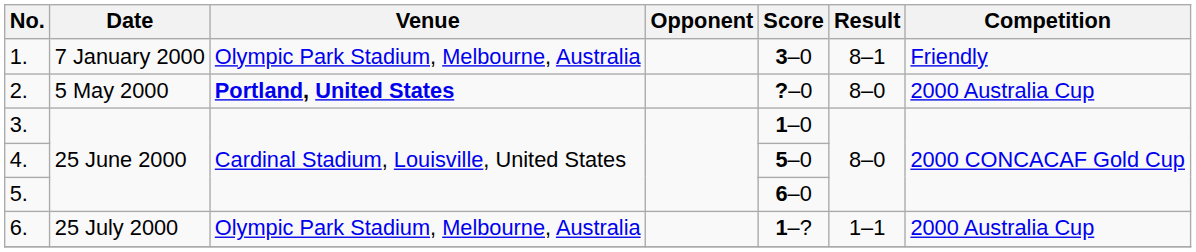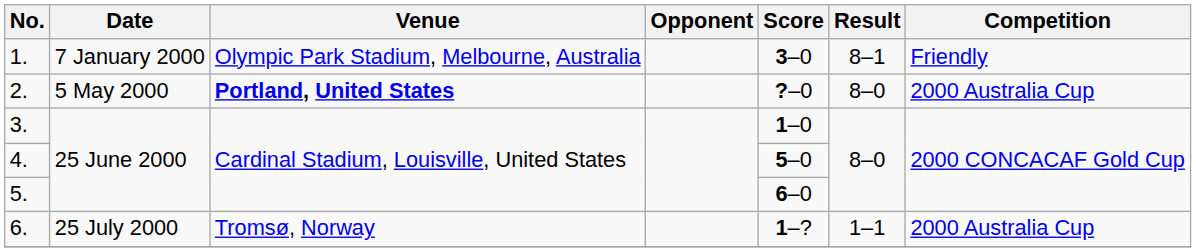(428, 228) Olympic Park Stadium, Melbourne, Australia -> (295, 228) Tromsø, Norway
